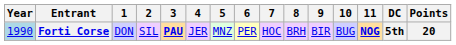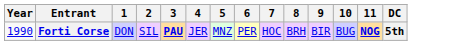- column: (429, 13)
(20, 31) lightblue background -> (20, 31) no background
